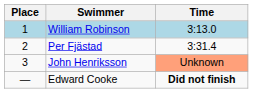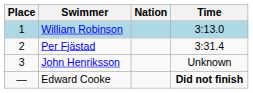+ column: (151, 12)
(202, 63) lightsalmon background -> (209, 63) no background
